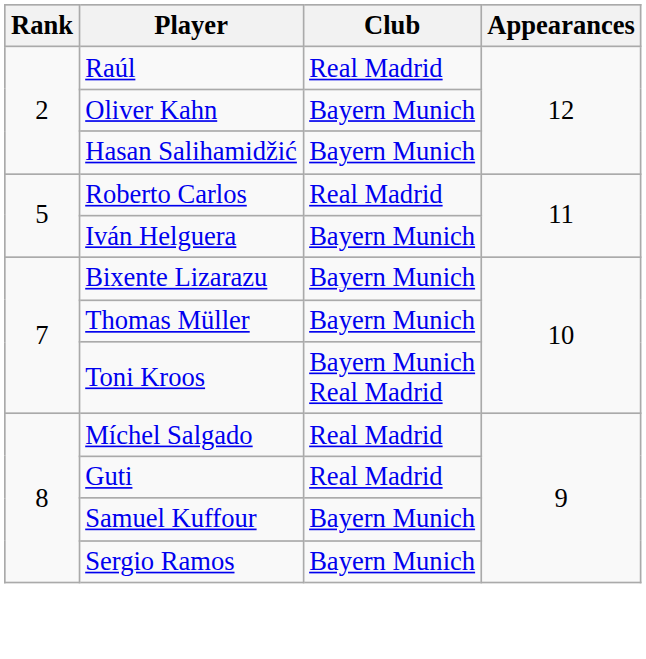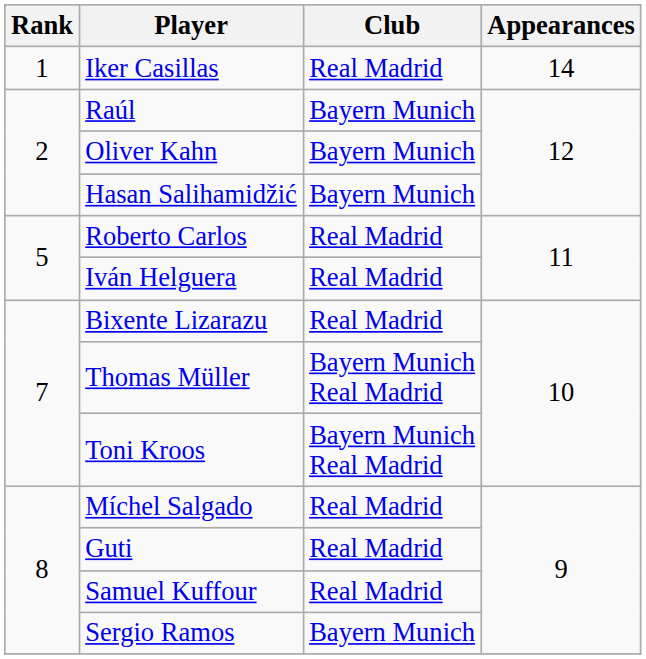+ row: (152, 67)
(376, 67) Real Madrid -> (392, 109) Bayern Munich
(392, 236) Bayern Munich -> (376, 278) Real Madrid
(392, 278) Bayern Munich -> (376, 320) Real Madrid
(392, 320) Bayern Munich -> (392, 377) Bayern Munich Real Madrid
(392, 518) Bayern Munich -> (376, 590) Real Madrid
